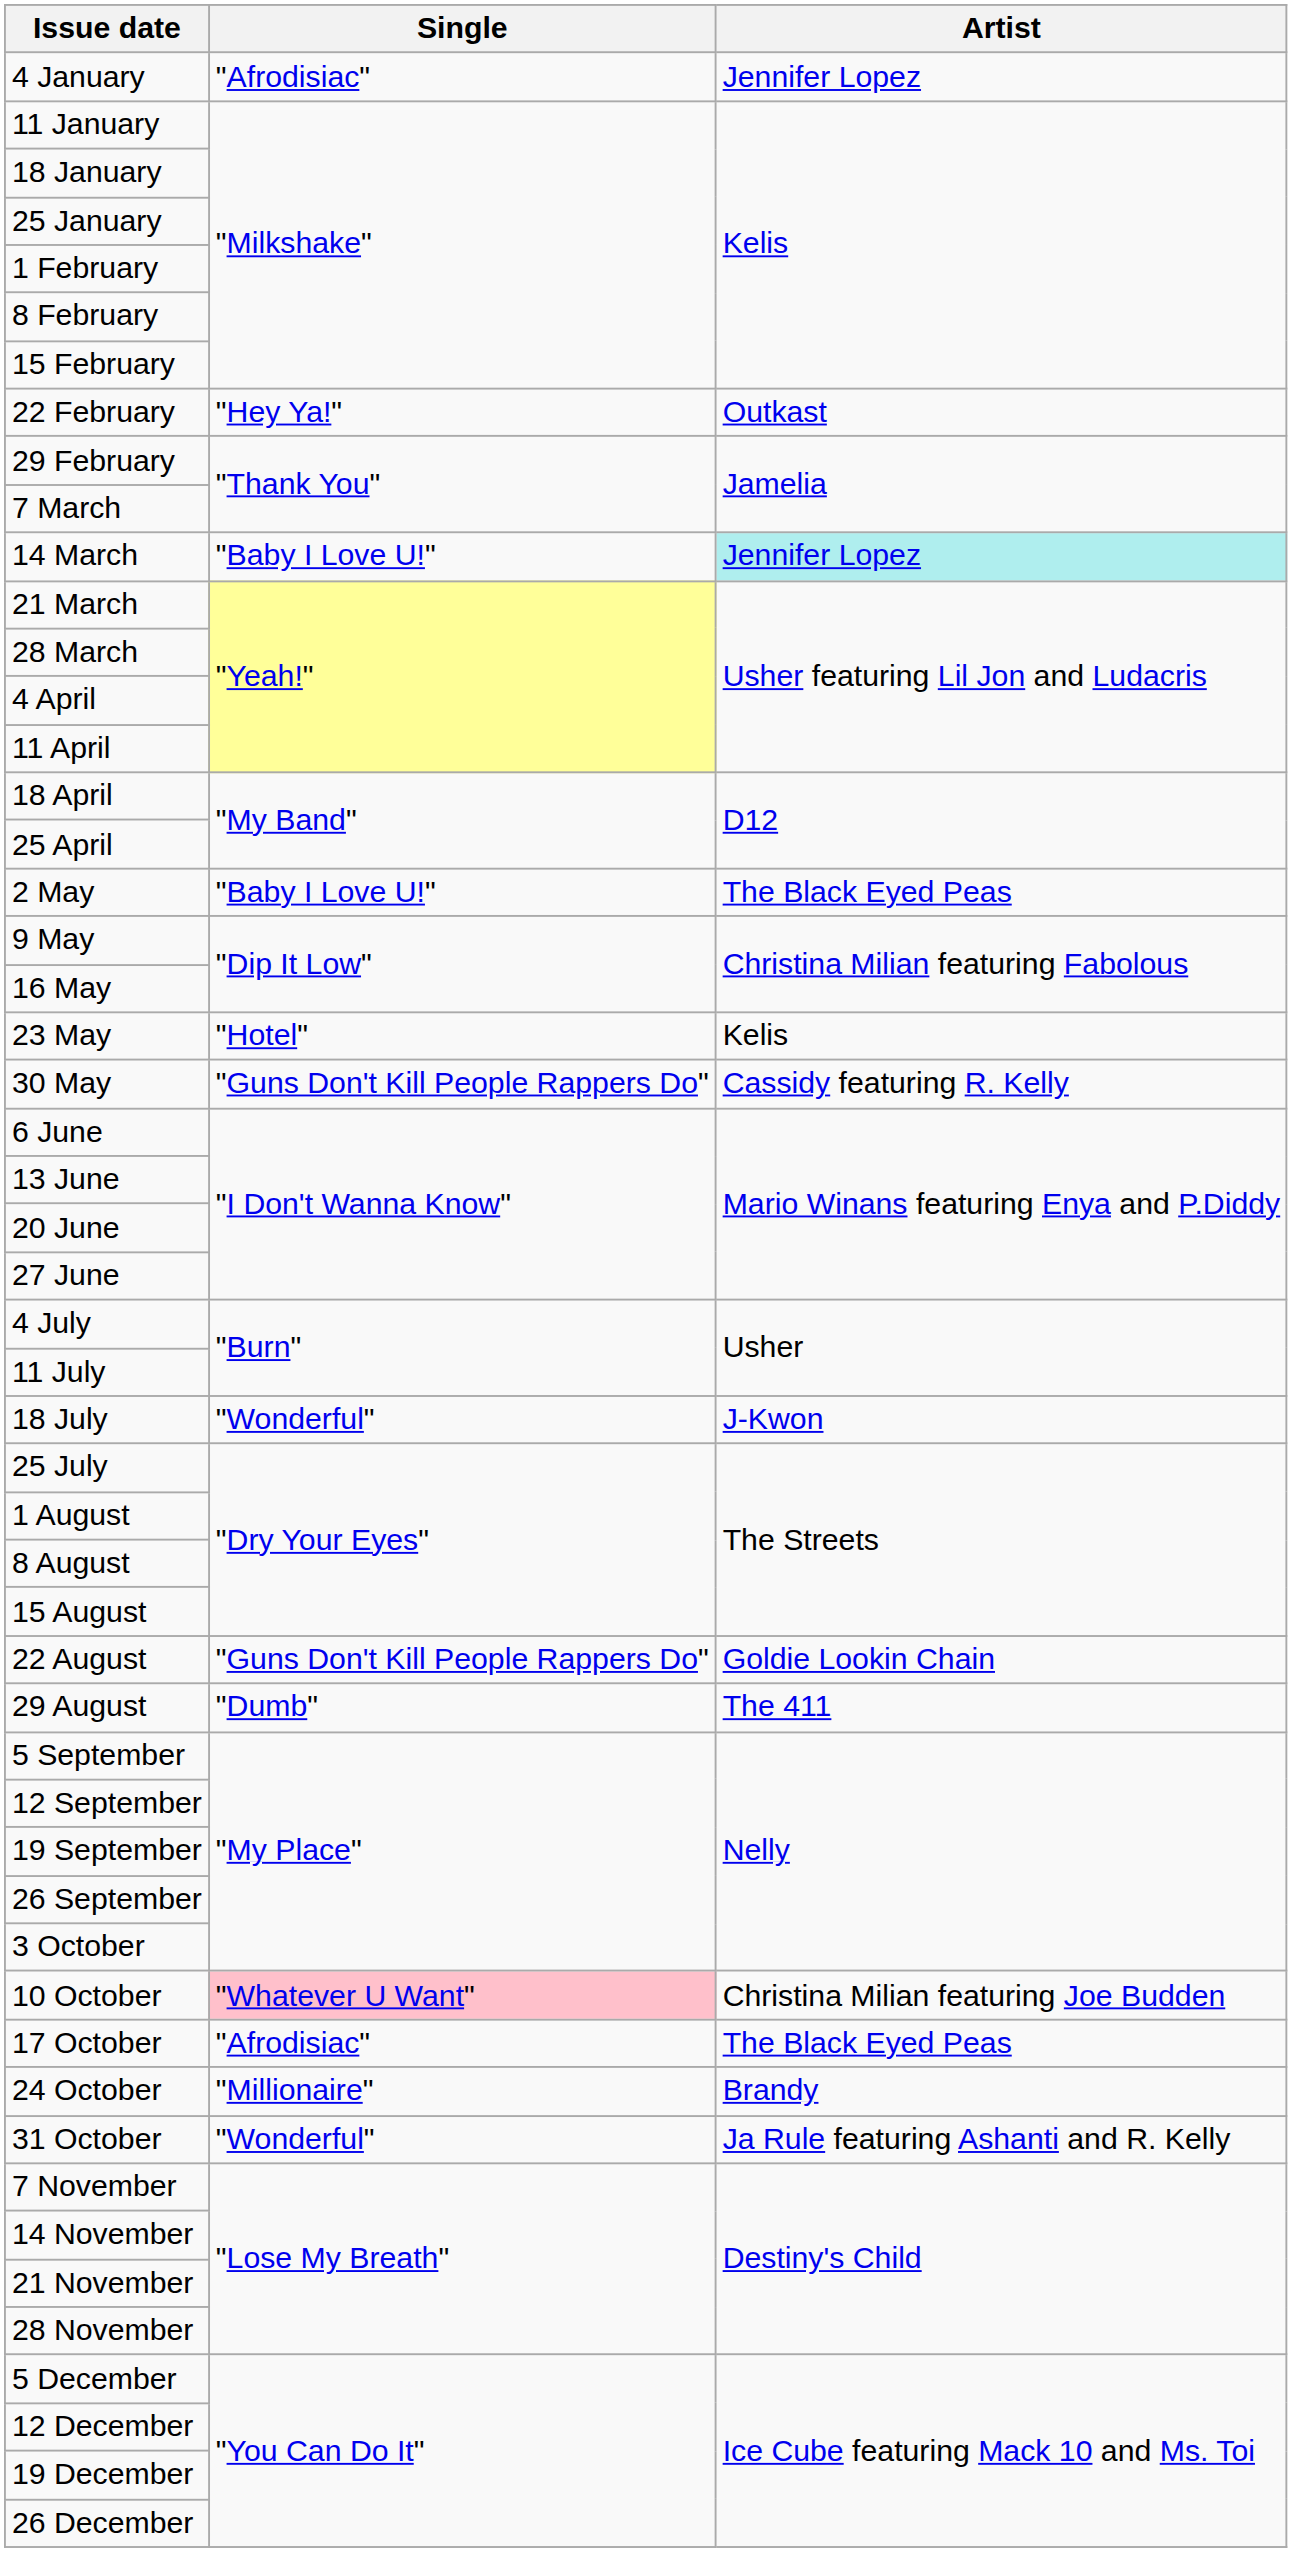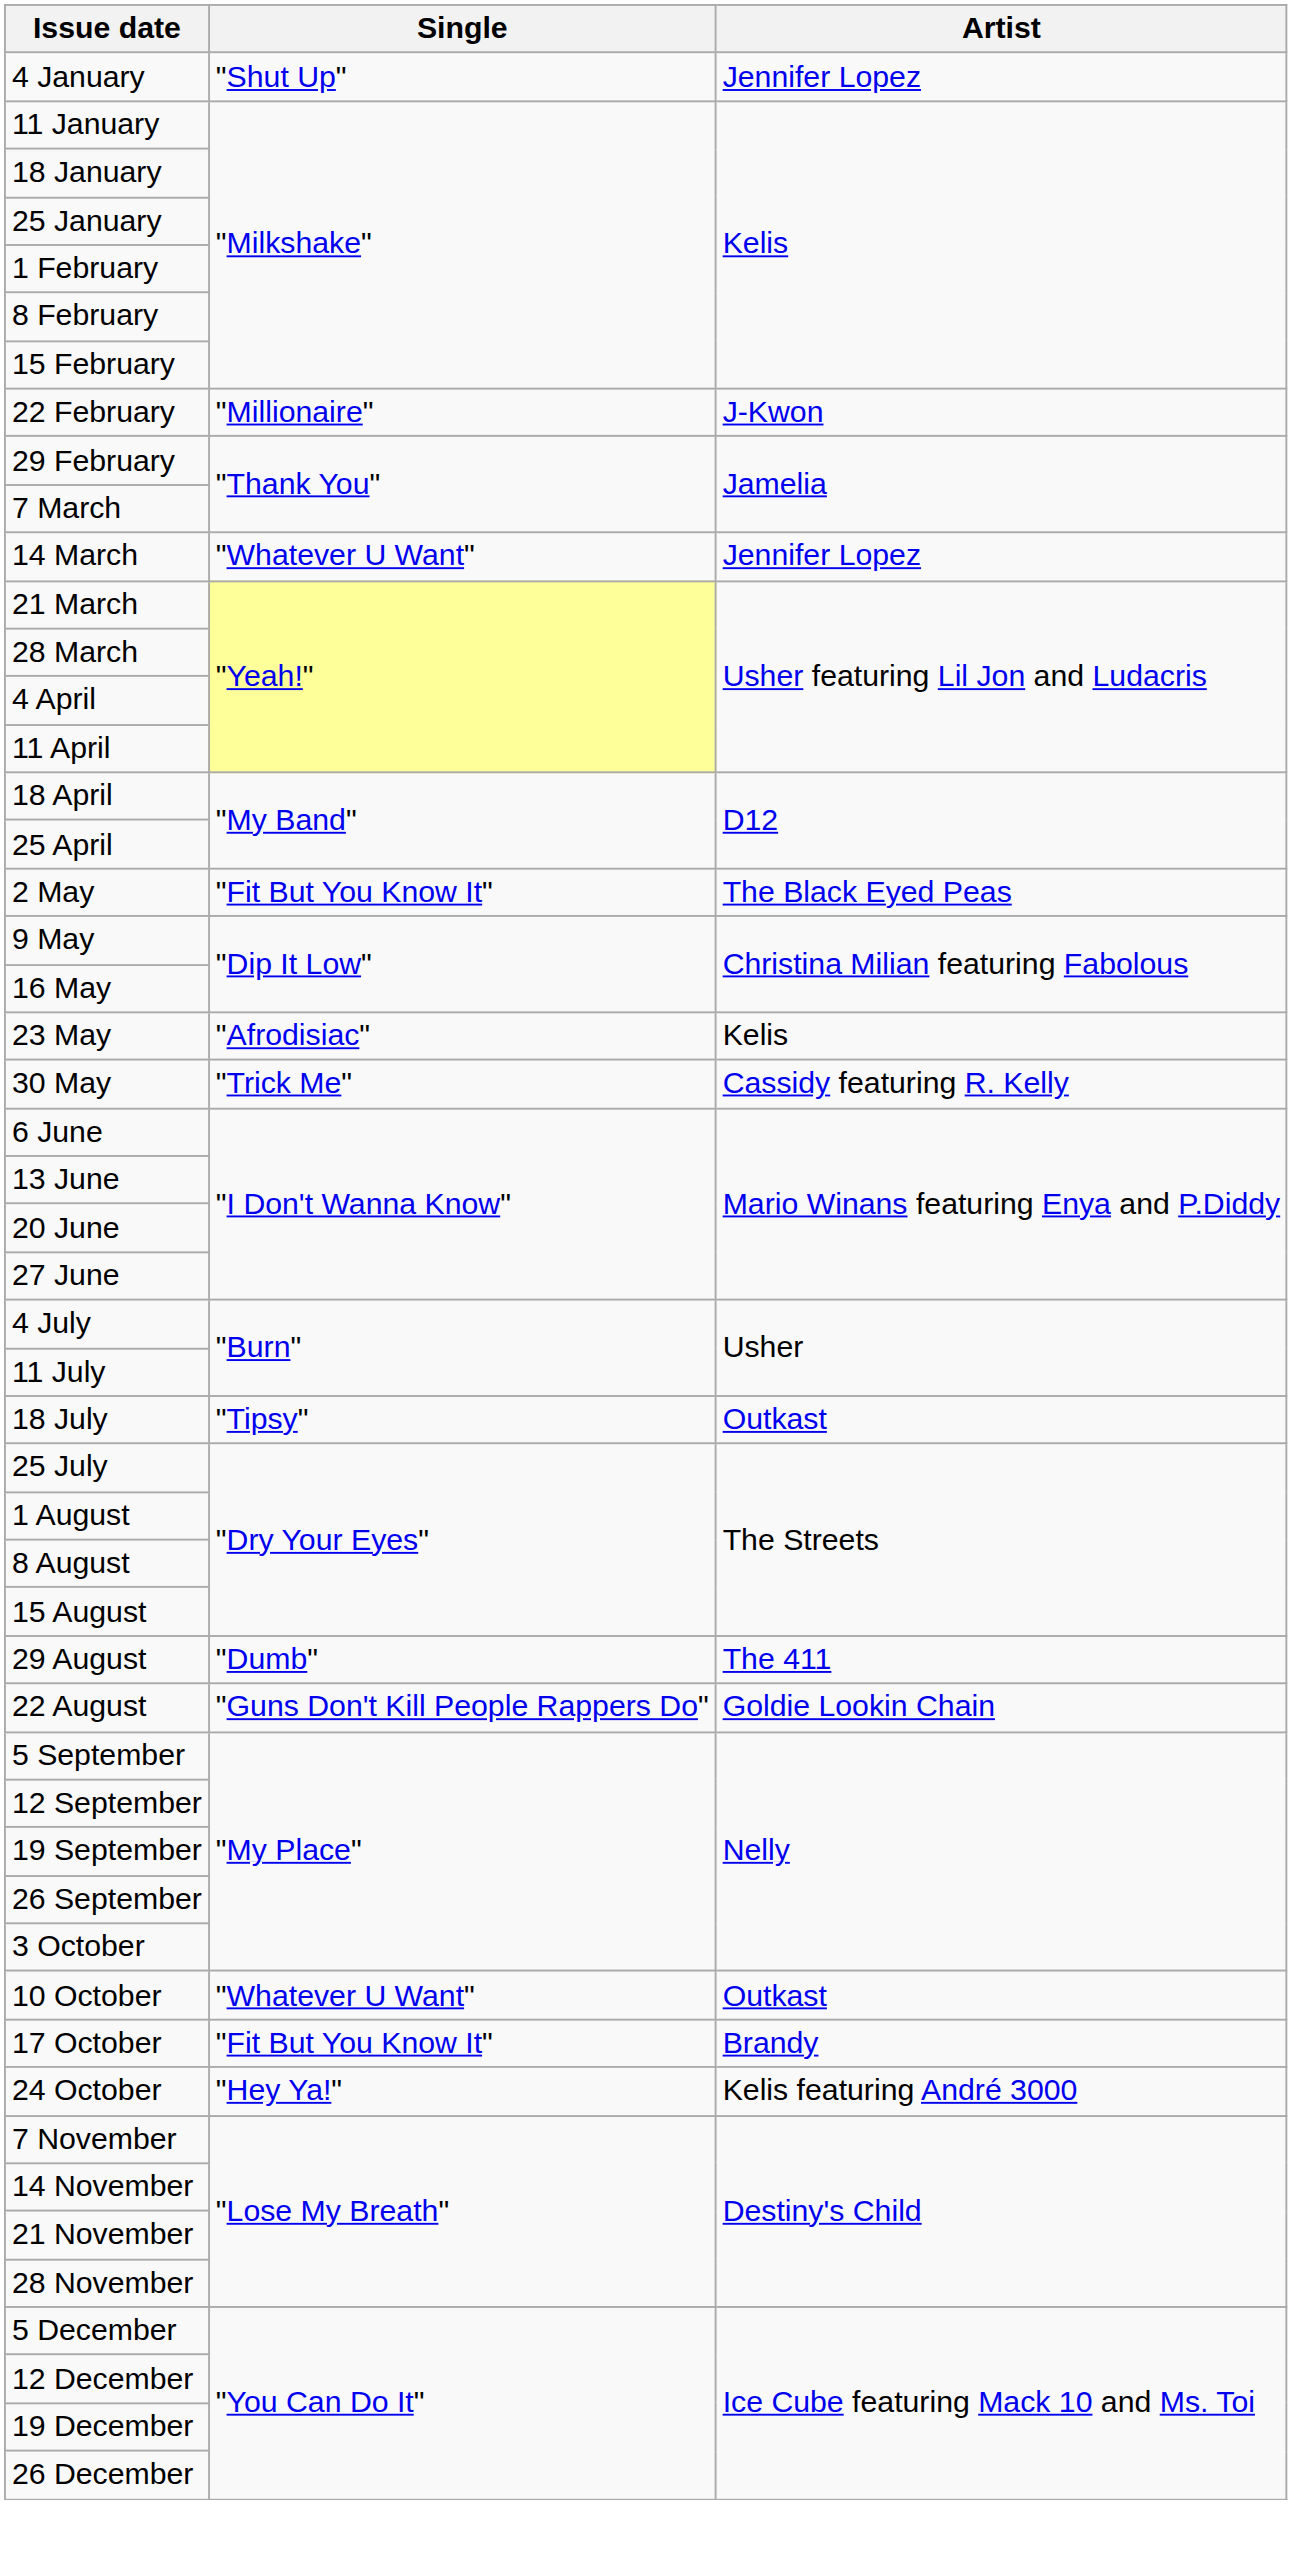(293, 76) "Afrodisiac" -> (281, 76) "Shut Up"
(279, 412) "Hey Ya!" -> (295, 412) "Millionaire"
(775, 412) Outkast -> (773, 412) J-Kwon
(326, 556) "Baby I Love U!" -> (345, 556) "Whatever U Want"
(822, 556) paleturquoise background -> (822, 556) no background
(326, 891) "Baby I Love U!" -> (354, 891) "Fit But You Know It"
(262, 1035) "Hotel" -> (293, 1035) "Afrodisiac"
(462, 1083) "Guns Don't Kill People Rappers Do" -> (284, 1083) "Trick Me"
(295, 1419) "Wonderful" -> (262, 1419) "Tipsy"
(773, 1419) J-Kwon -> (775, 1419) Outkast
rows swapped: (79, 1659) <-> (79, 1707)
(345, 1994) pink background -> (345, 1994) no background
(974, 1994) Christina Milian featuring Joe Budden -> (775, 1994) Outkast
(293, 2042) "Afrodisiac" -> (354, 2042) "Fit But You Know It"
(867, 2042) The Black Eyed Peas -> (771, 2042) Brandy
(295, 2090) "Millionaire" -> (279, 2090) "Hey Ya!"
(771, 2090) Brandy -> (900, 2090) Kelis featuring André 3000
- row: (87, 2138)
